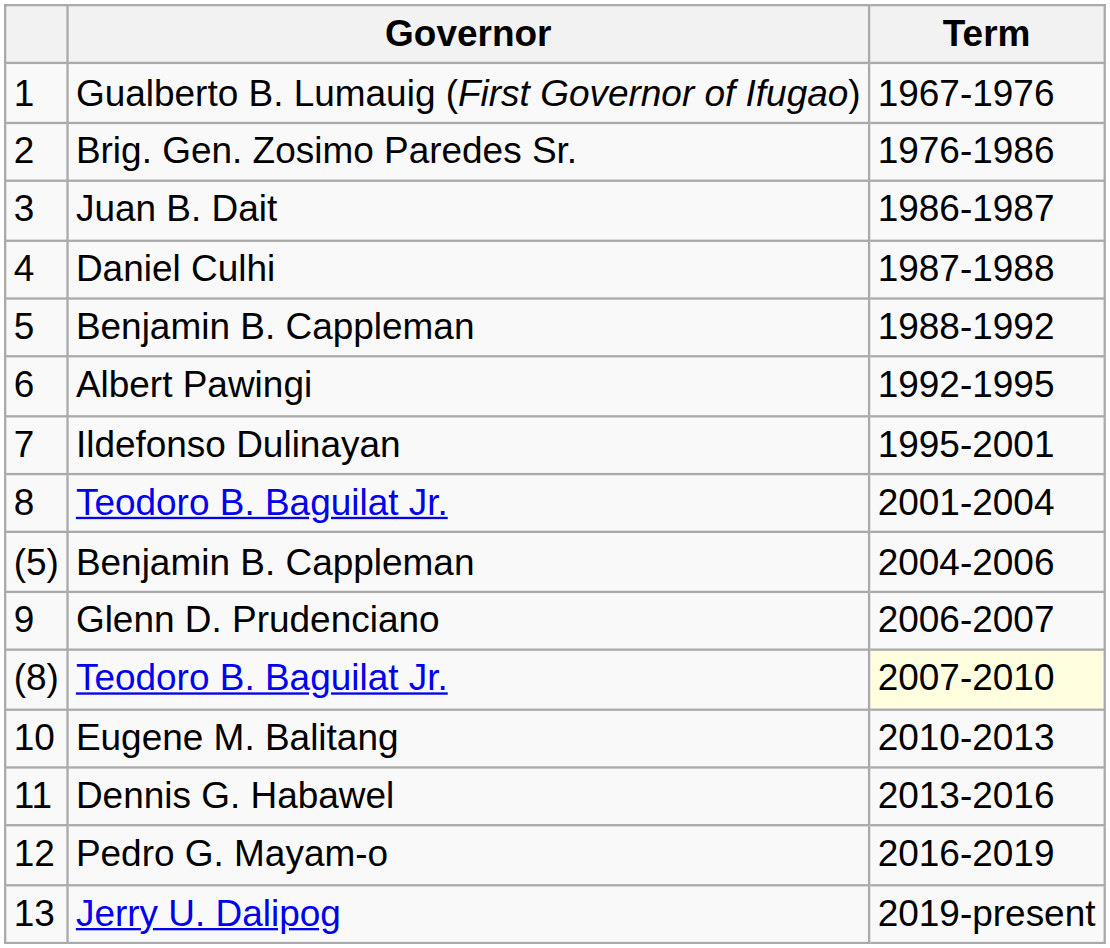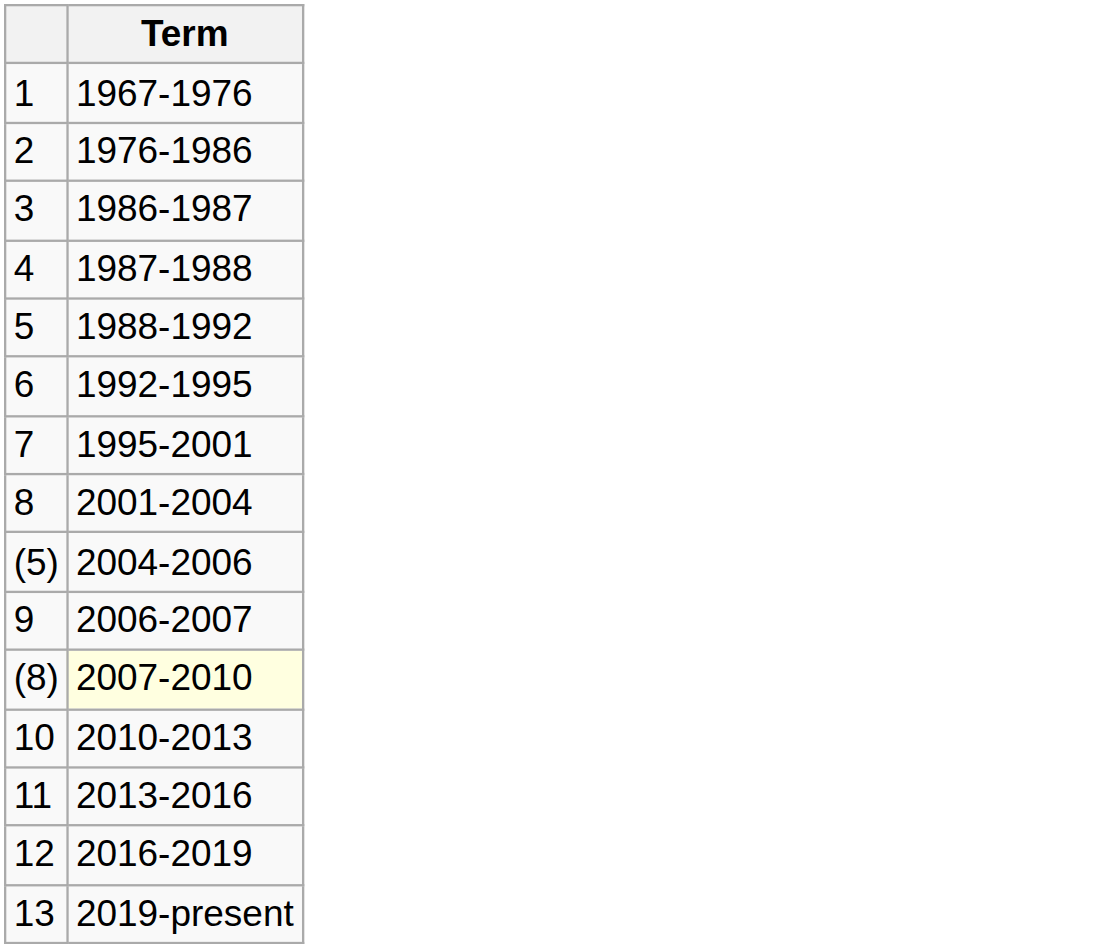- column: (468, 33)
